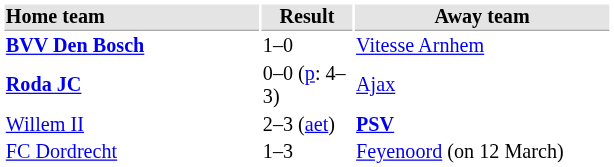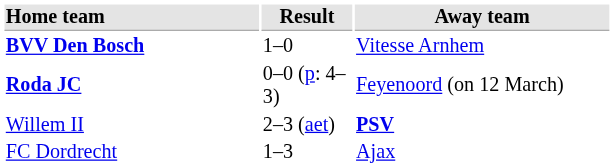(376, 85) Ajax -> (460, 85) Feyenoord (on 12 March)
(460, 151) Feyenoord (on 12 March) -> (376, 151) Ajax
